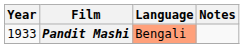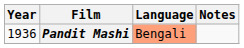(22, 34) 1933 -> (22, 34) 1936
